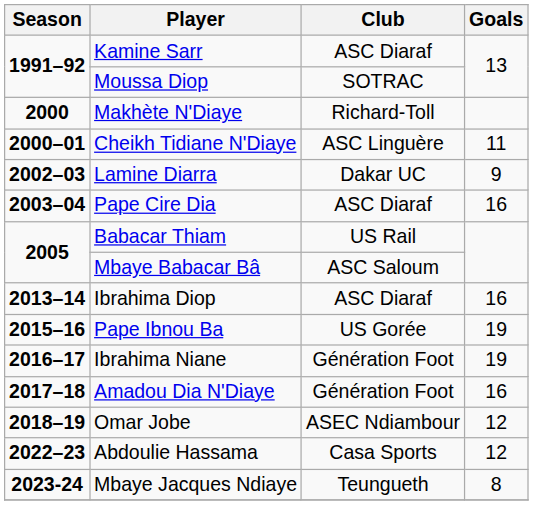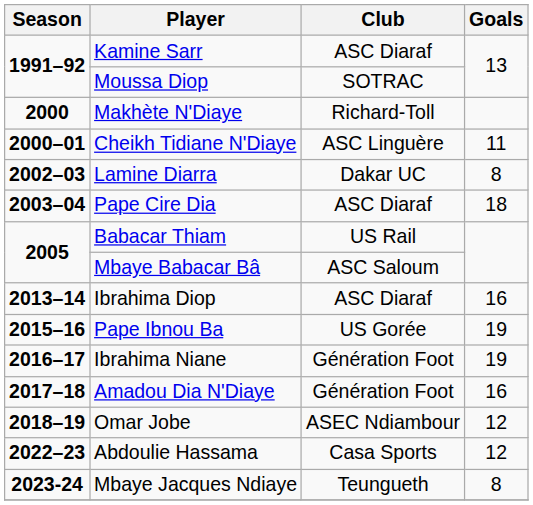(496, 174) 9 -> (496, 174) 8
(496, 205) 16 -> (496, 205) 18
